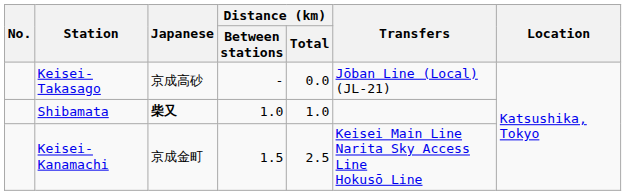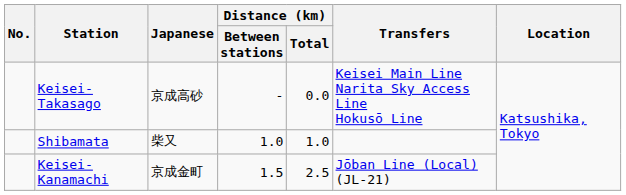(407, 81) Jōban Line (Local) (JL-21) -> (403, 96) Keisei Main Line Narita Sky Access Line Hokusō Line
(164, 111) bold -> (164, 141) normal
(403, 157) Keisei Main Line Narita Sky Access Line Hokusō Line -> (407, 172) Jōban Line (Local) (JL-21)
